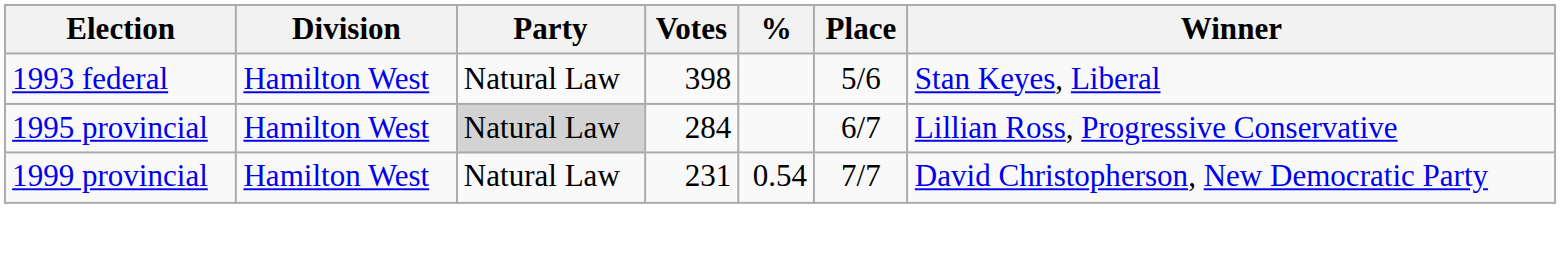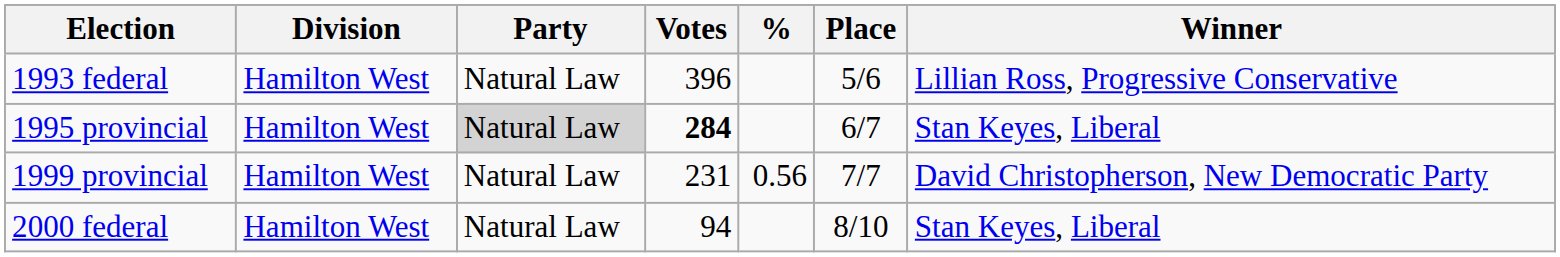(708, 78) 398 -> (708, 78) 396
(1038, 78) Stan Keyes, Liberal -> (1156, 78) Lillian Ross, Progressive Conservative
(708, 127) normal -> (708, 127) bold
(1156, 127) Lillian Ross, Progressive Conservative -> (1038, 127) Stan Keyes, Liberal
(780, 176) 0.54 -> (780, 176) 0.56
+ row: (90, 226)
